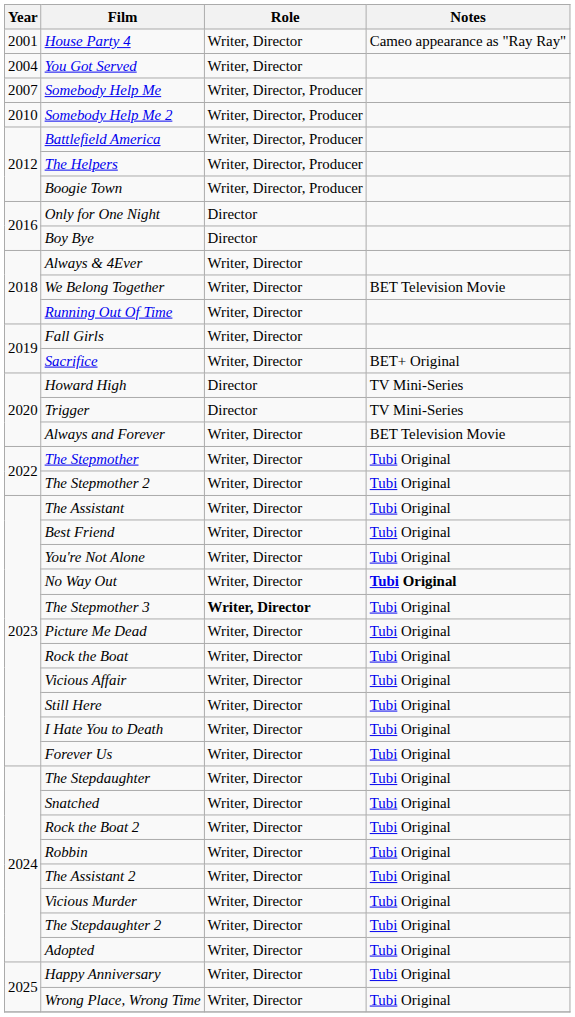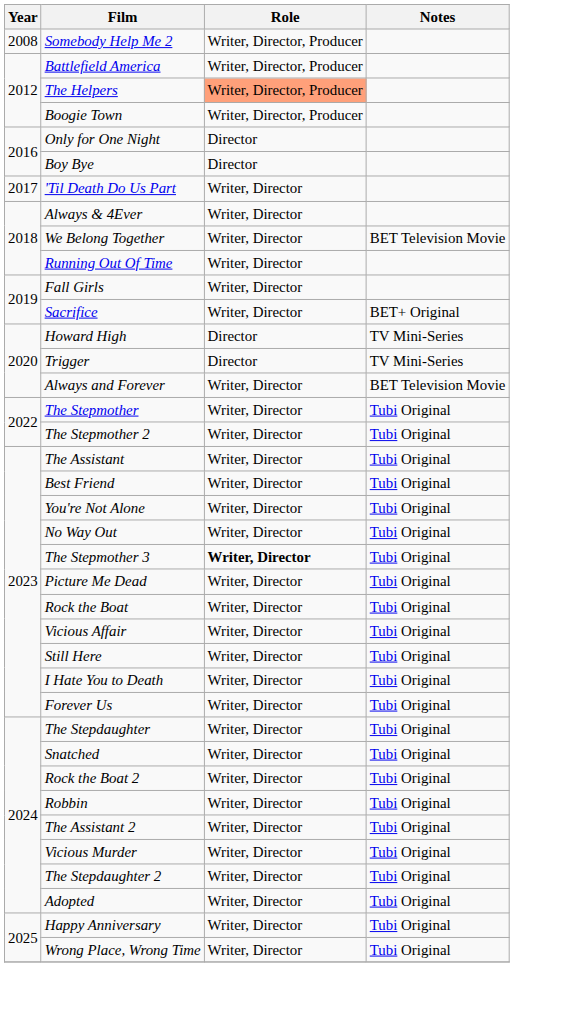- row: (88, 41)
- row: (91, 66)
- row: (103, 90)
(23, 115) 2010 -> (23, 41) 2008
(285, 164) no background -> (285, 90) lightsalmon background
+ row: (110, 188)
(413, 581) bold -> (410, 532) normal
